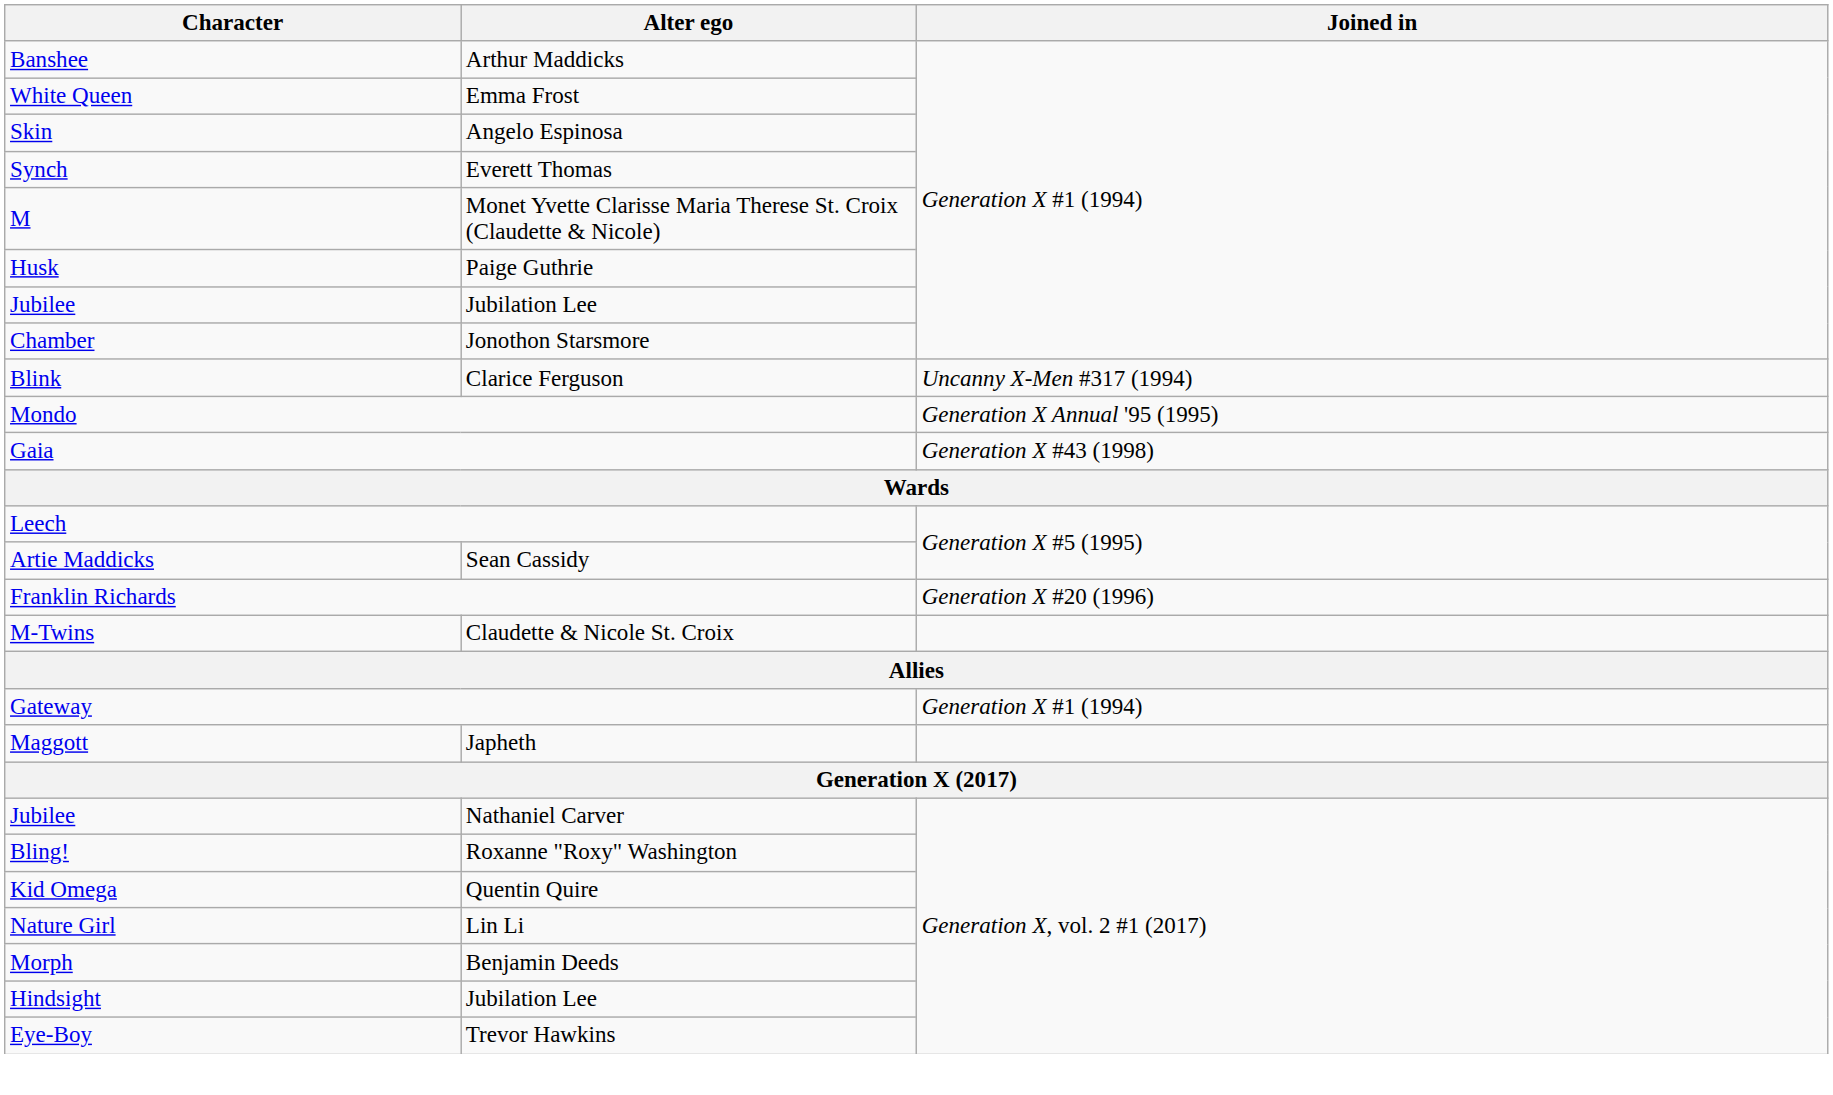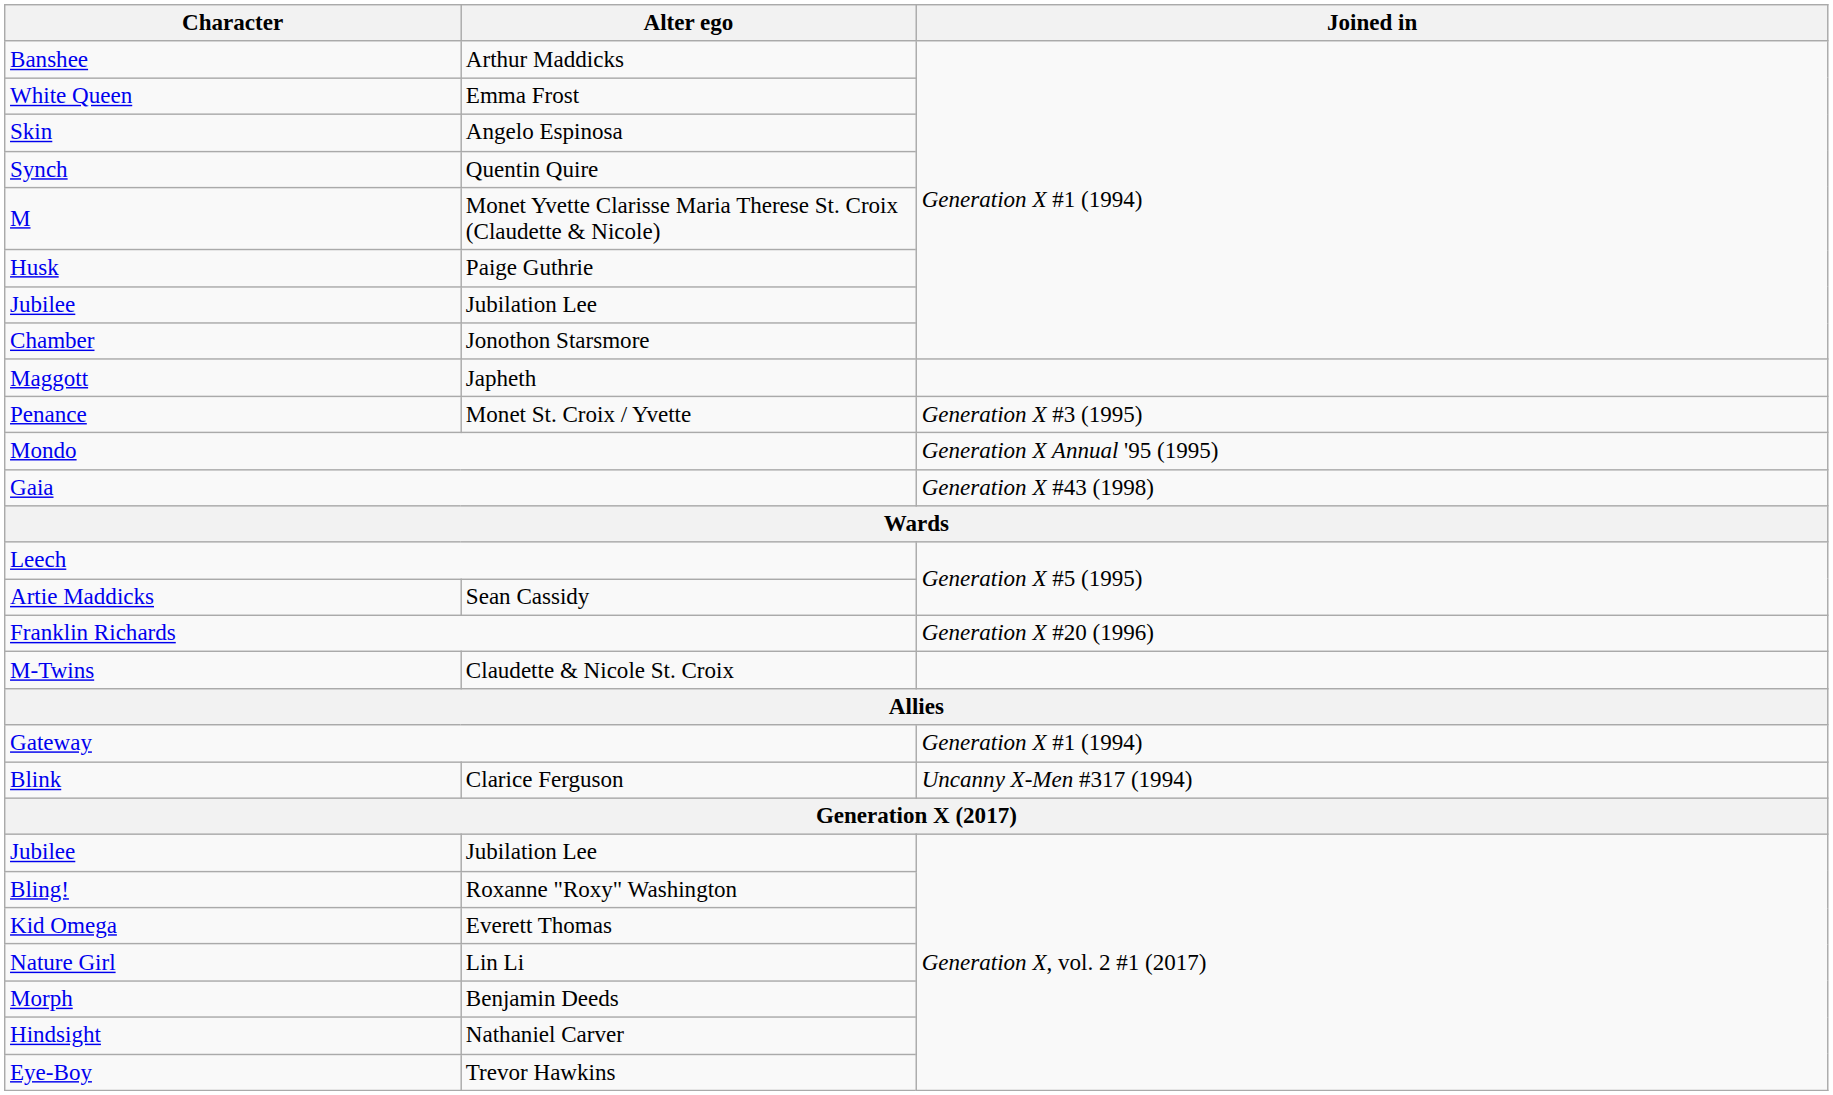(539, 168) Everett Thomas -> (532, 168) Quentin Quire
rows swapped: (36, 377) <-> (49, 742)
+ row: (48, 414)
(545, 816) Nathaniel Carver -> (531, 852) Jubilation Lee
(532, 889) Quentin Quire -> (539, 925) Everett Thomas
(531, 998) Jubilation Lee -> (545, 1035) Nathaniel Carver
